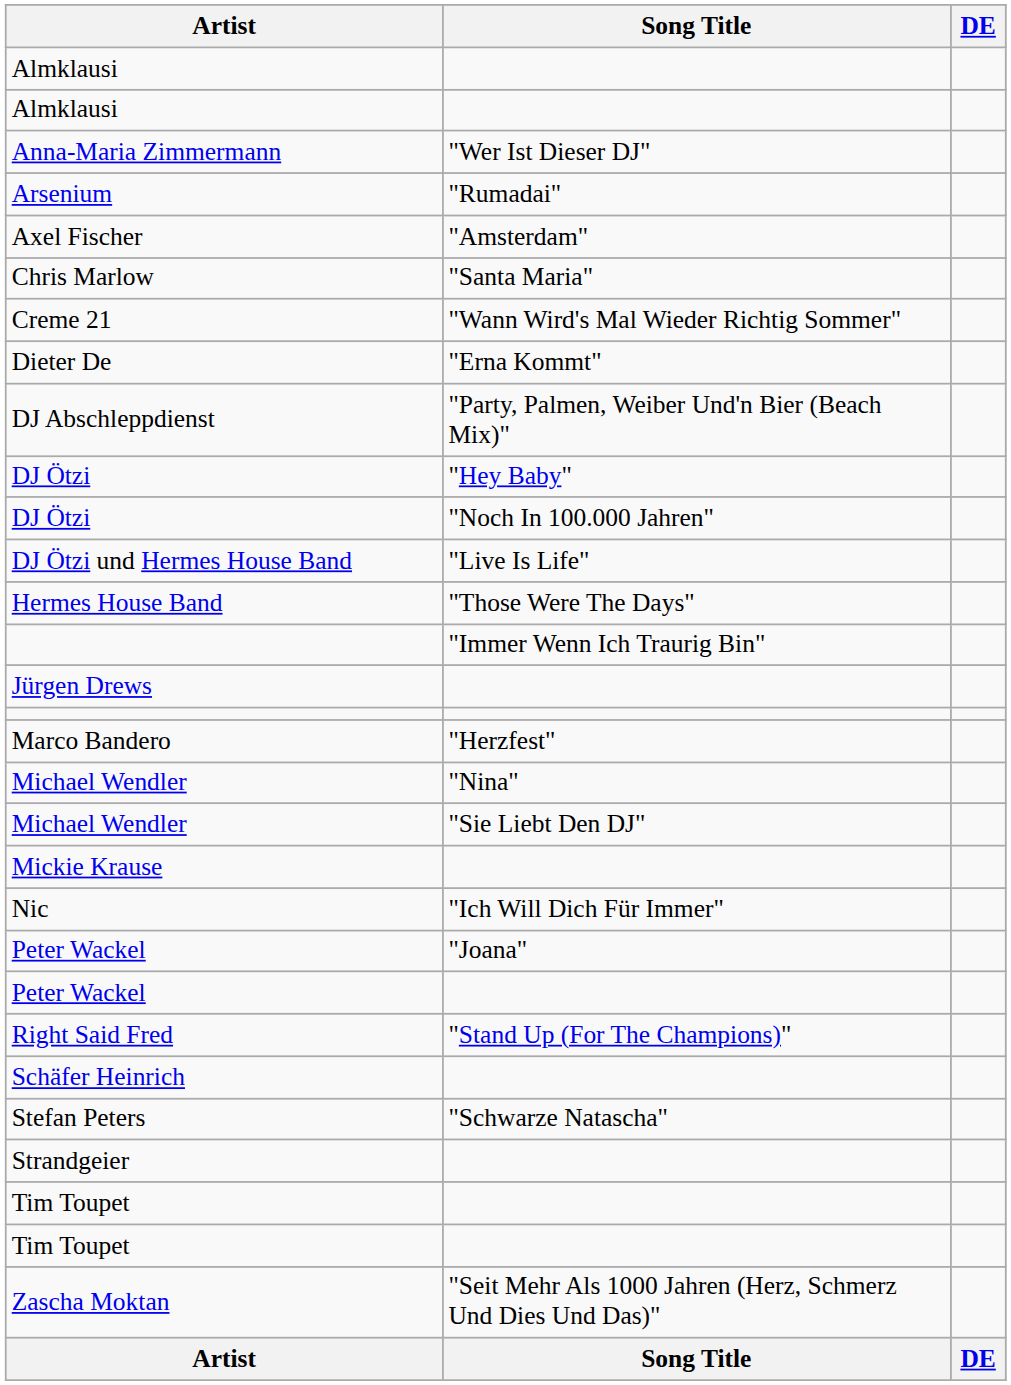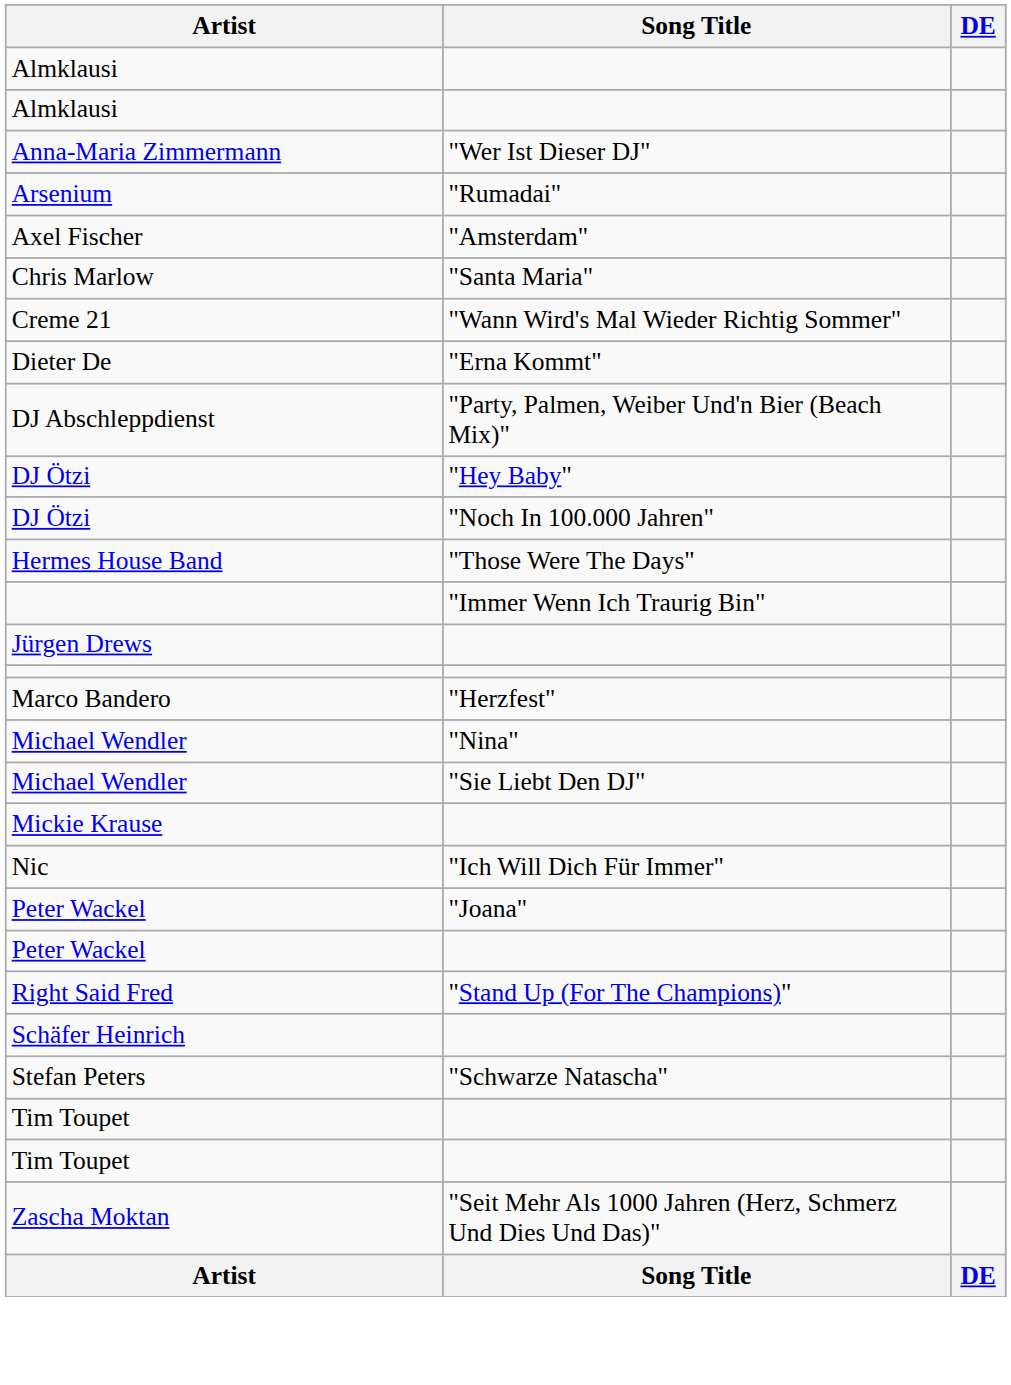- row: (182, 560)
- row: (70, 1160)
